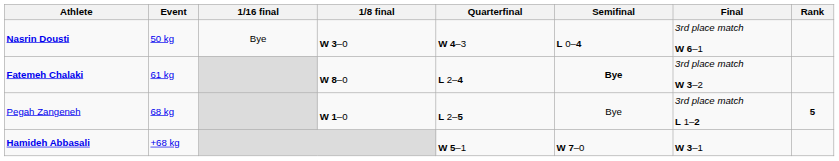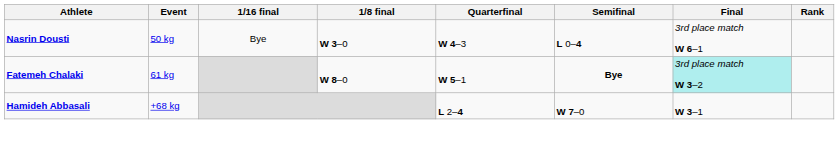(450, 80) L 2–4 -> (452, 80) W 5–1
(709, 75) no background -> (709, 75) paleturquoise background
- row: (44, 112)
(452, 148) W 5–1 -> (450, 112) L 2–4
